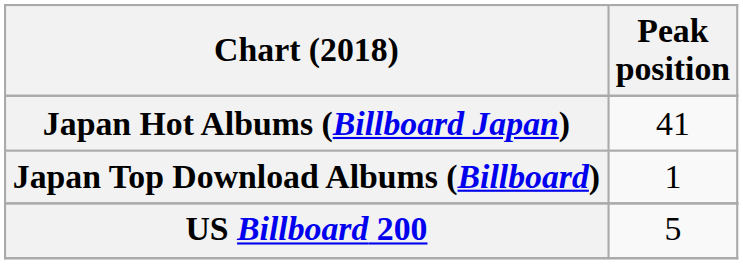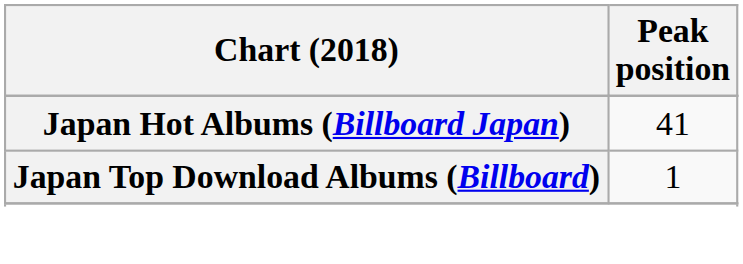- row: (306, 229)
